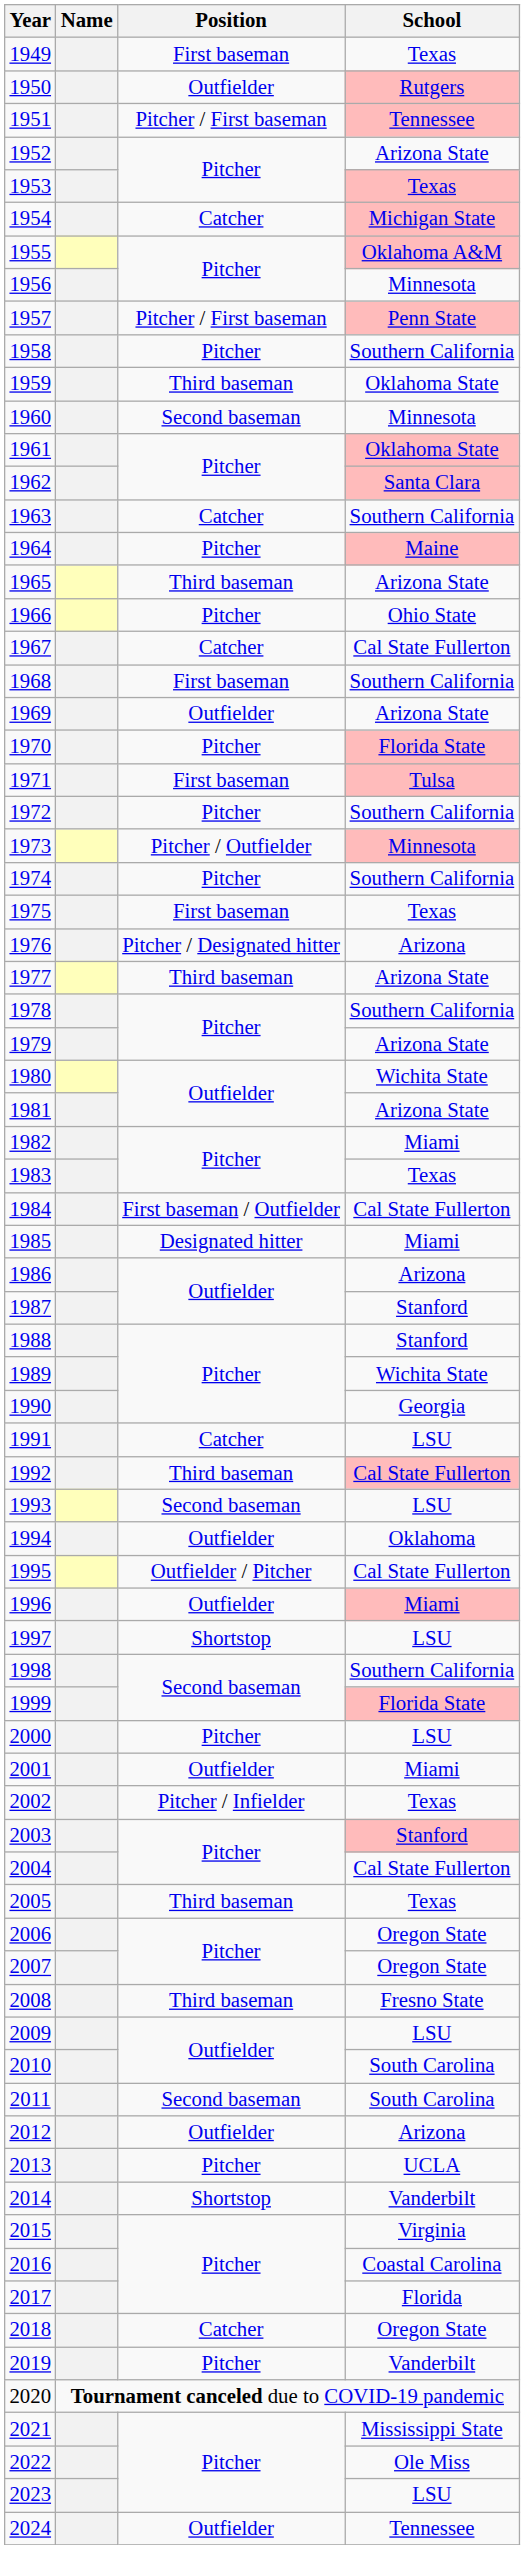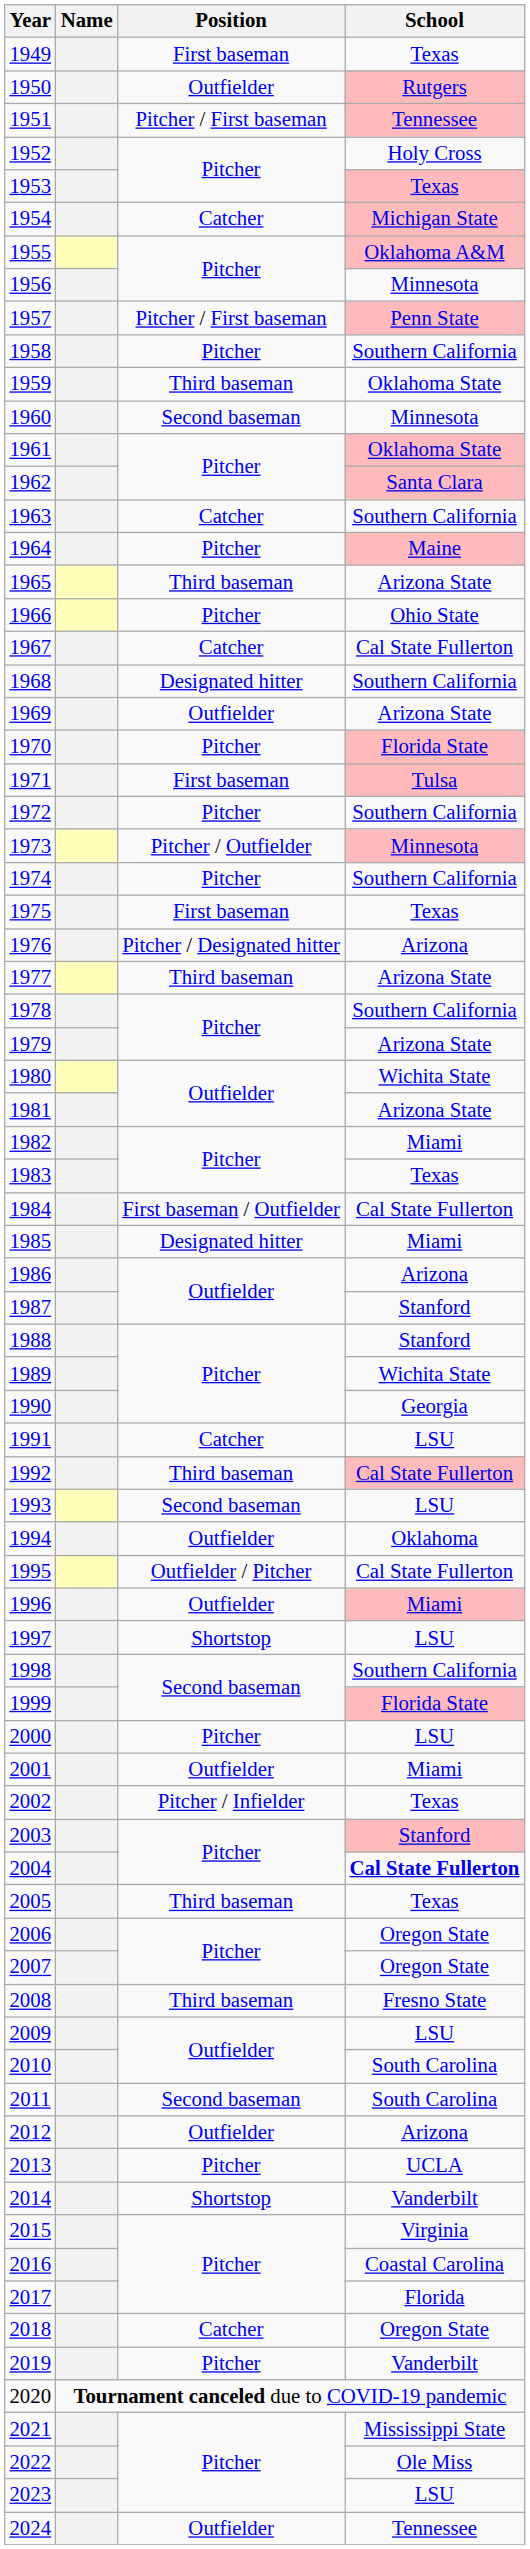(432, 152) Arizona State -> (434, 152) Holy Cross
(231, 680) First baseman -> (231, 680) Designated hitter
(432, 1868) normal -> (435, 1868) bold
